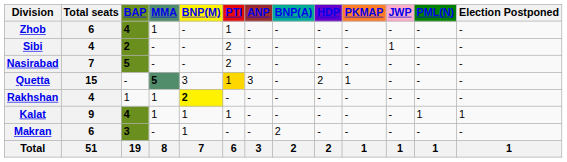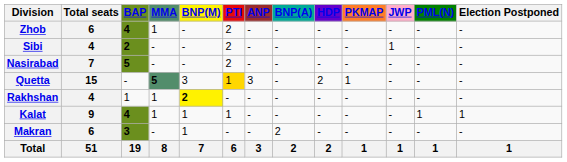(228, 30) 1 -> (228, 30) 2
